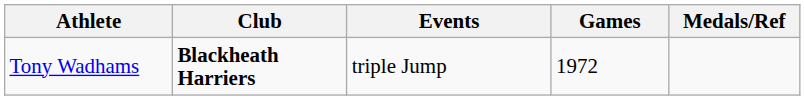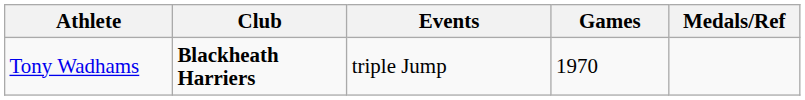(577, 66) 1972 -> (577, 66) 1970
